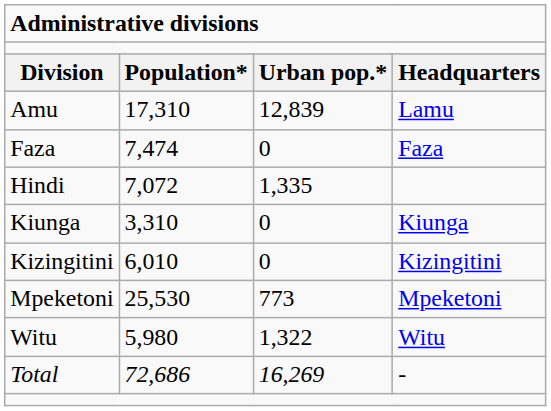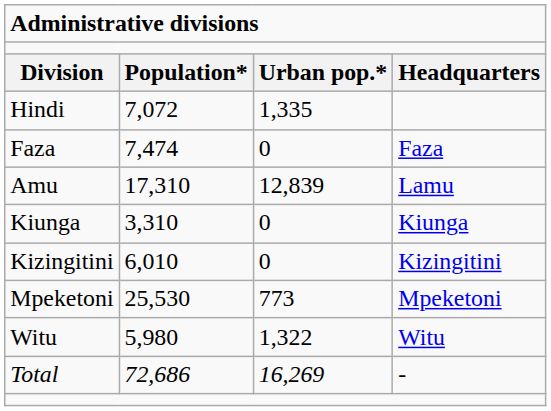rows swapped: (34, 110) <-> (37, 185)
